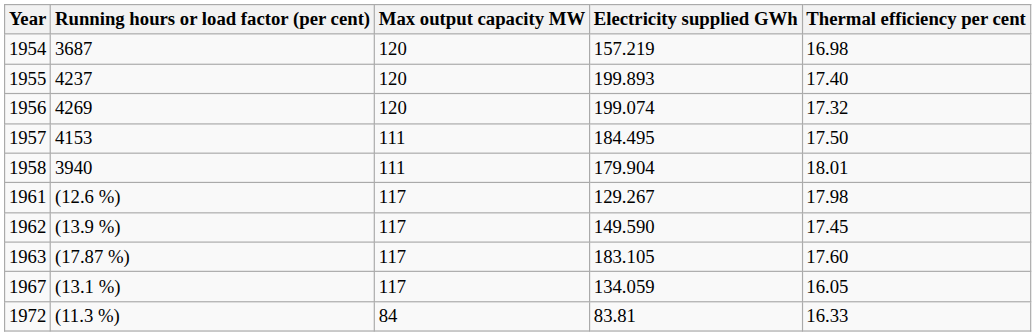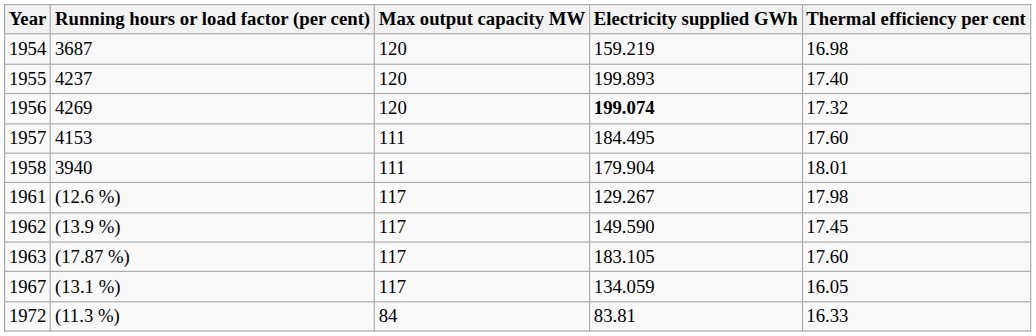(624, 49) 157.219 -> (624, 49) 159.219
(624, 108) normal -> (624, 108) bold
(827, 138) 17.50 -> (827, 138) 17.60
